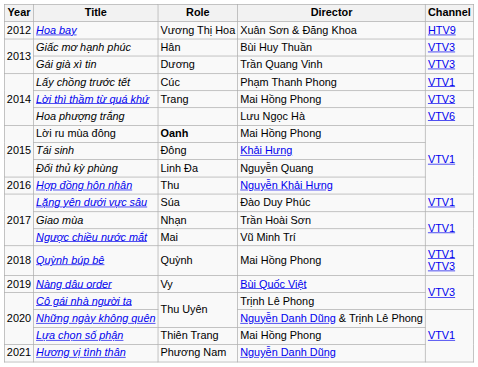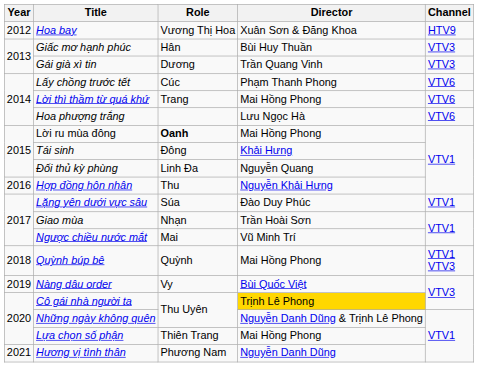(442, 82) VTV1 -> (442, 82) VTV6
(442, 99) VTV3 -> (442, 99) VTV6
(277, 301) no background -> (277, 301) gold background
